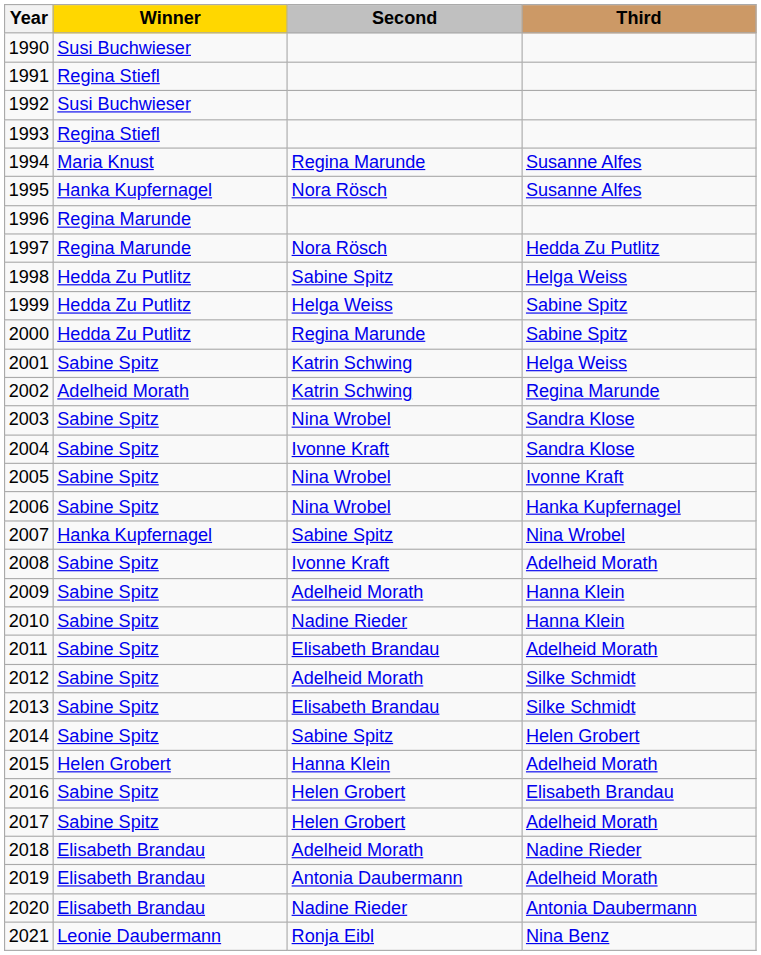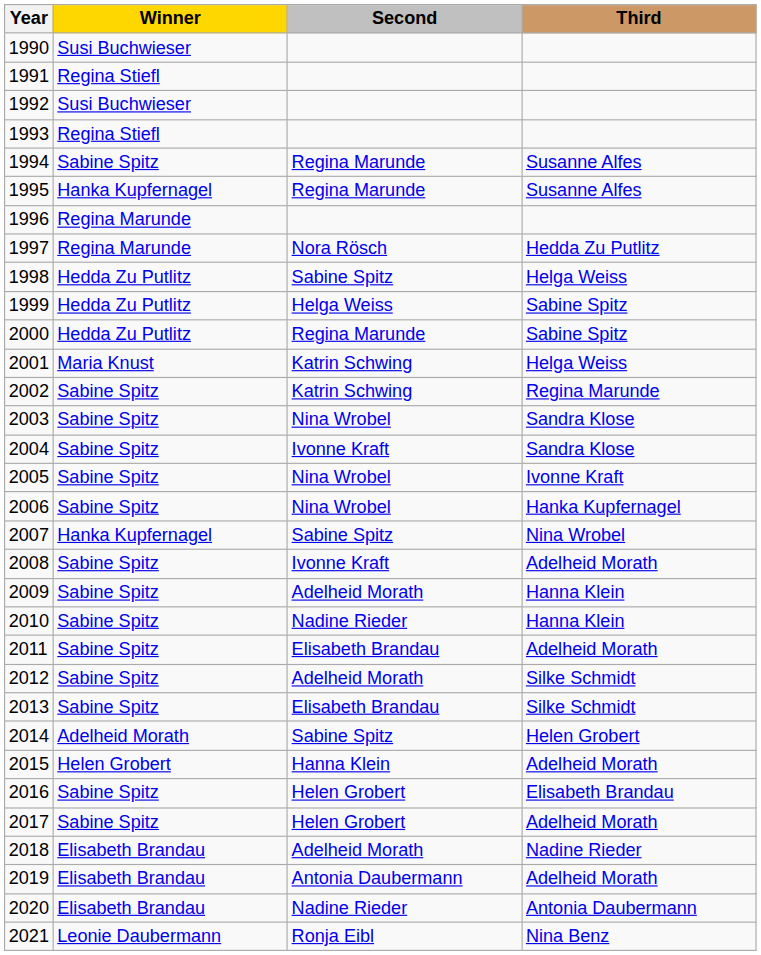(106, 162) Maria Knust -> (108, 162) Sabine Spitz
(339, 190) Nora Rösch -> (358, 190) Regina Marunde
(108, 362) Sabine Spitz -> (106, 362) Maria Knust
(123, 391) Adelheid Morath -> (108, 391) Sabine Spitz
(108, 735) Sabine Spitz -> (123, 735) Adelheid Morath
